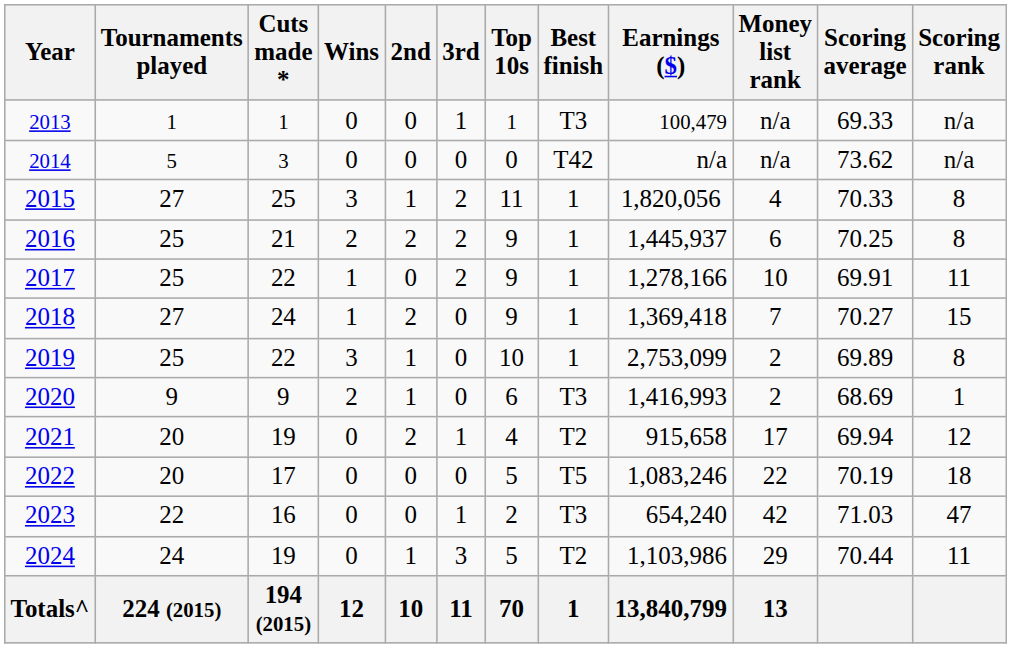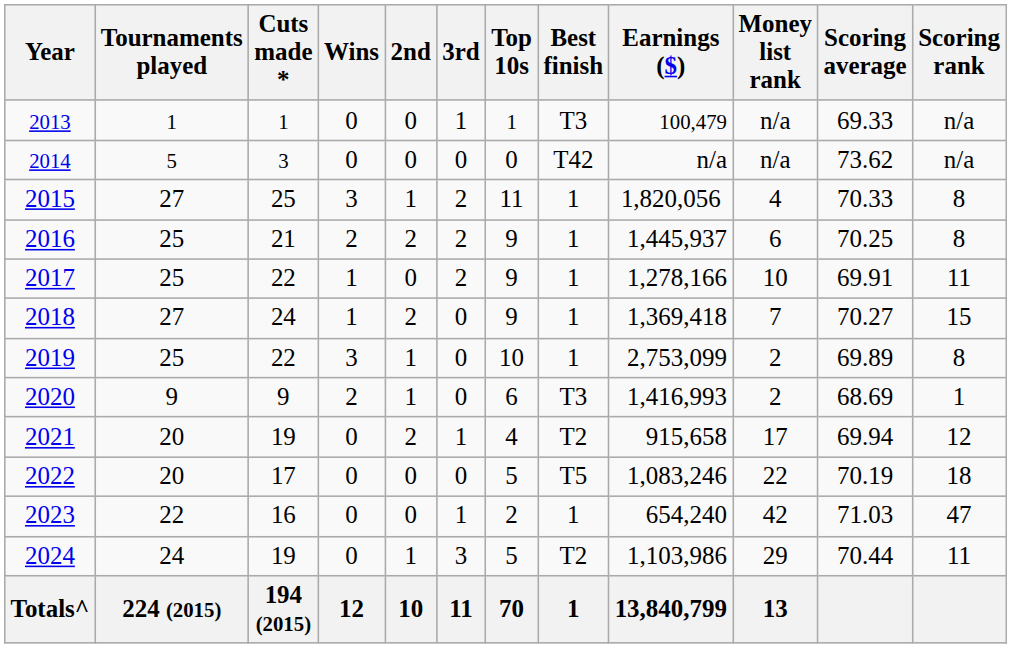(573, 515) T3 -> (573, 515) 1
